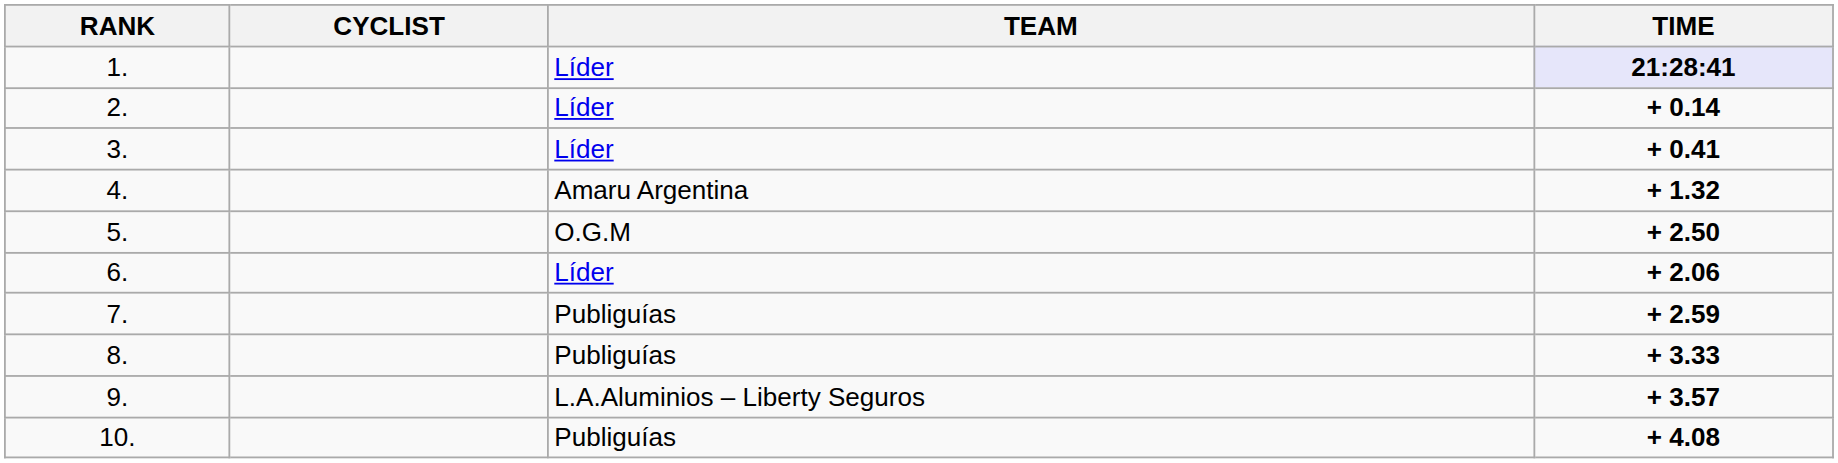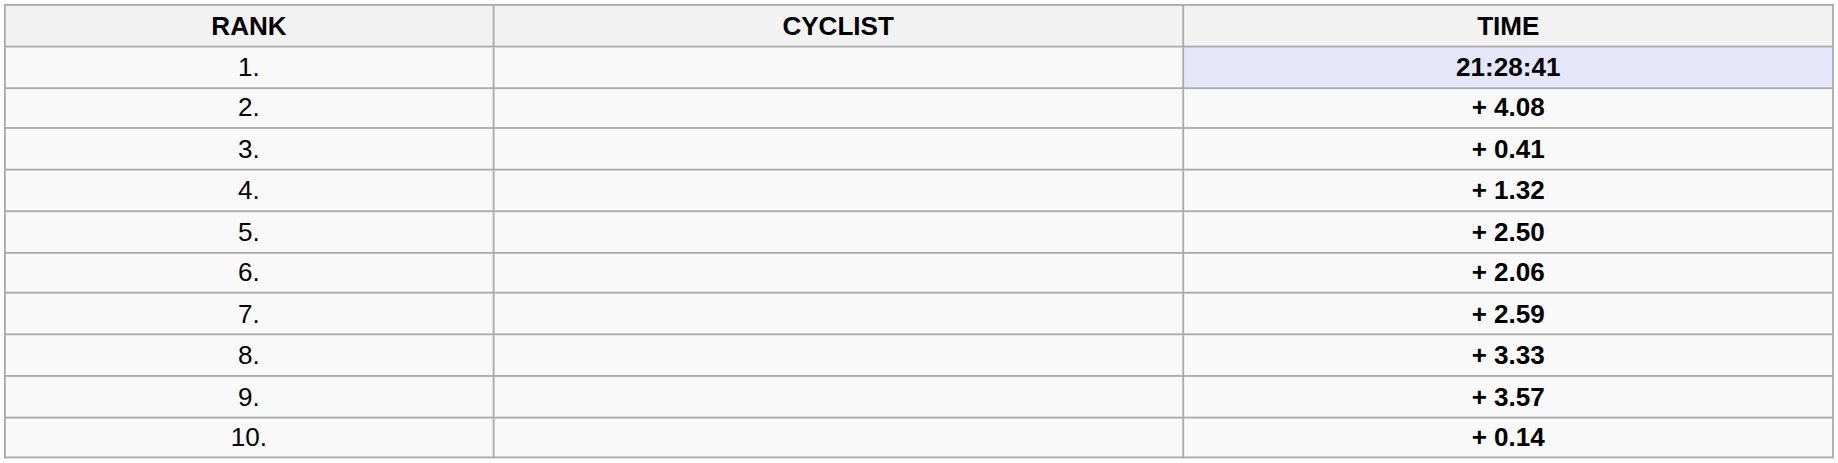- column: (1041, 26)
(1683, 108) + 0.14 -> (1508, 108) + 4.08
(1683, 438) + 4.08 -> (1508, 438) + 0.14
